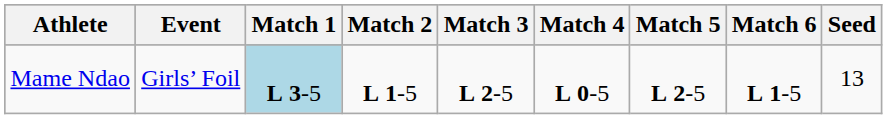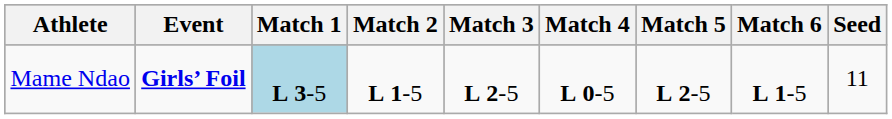(191, 78) normal -> (193, 78) bold
(852, 78) 13 -> (857, 78) 11
